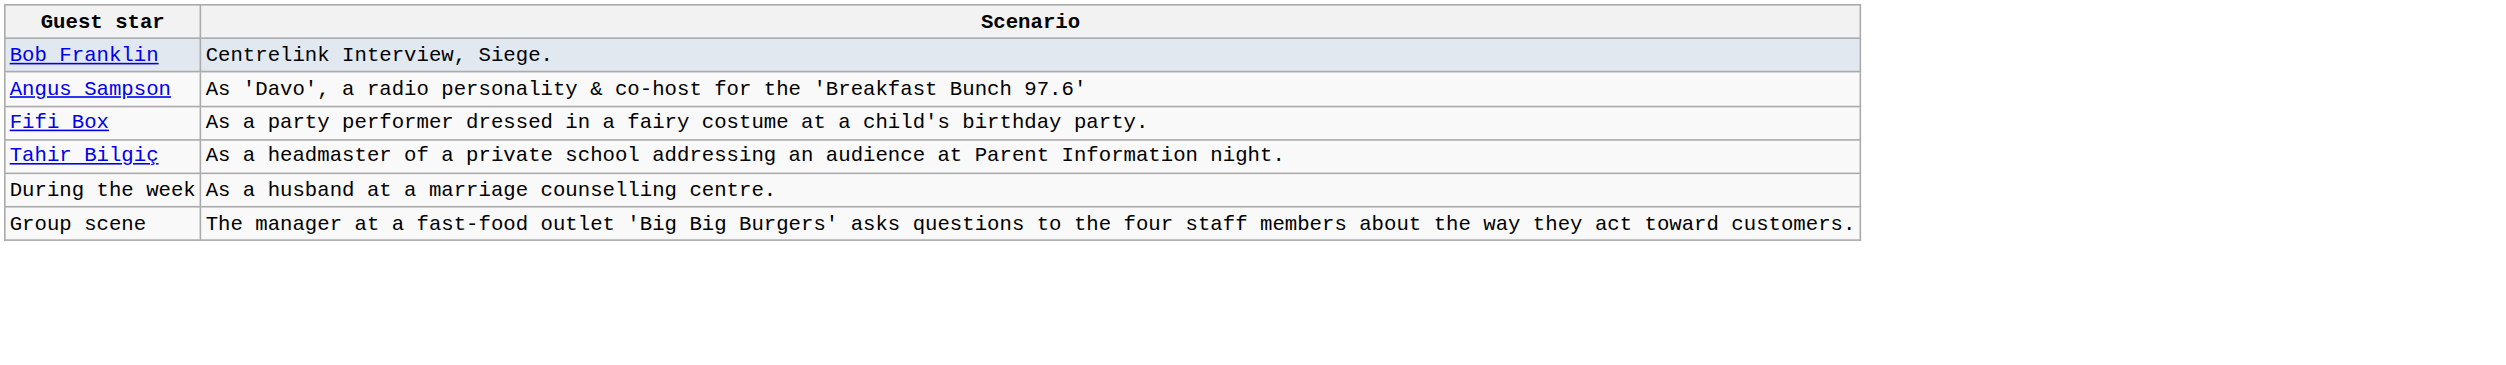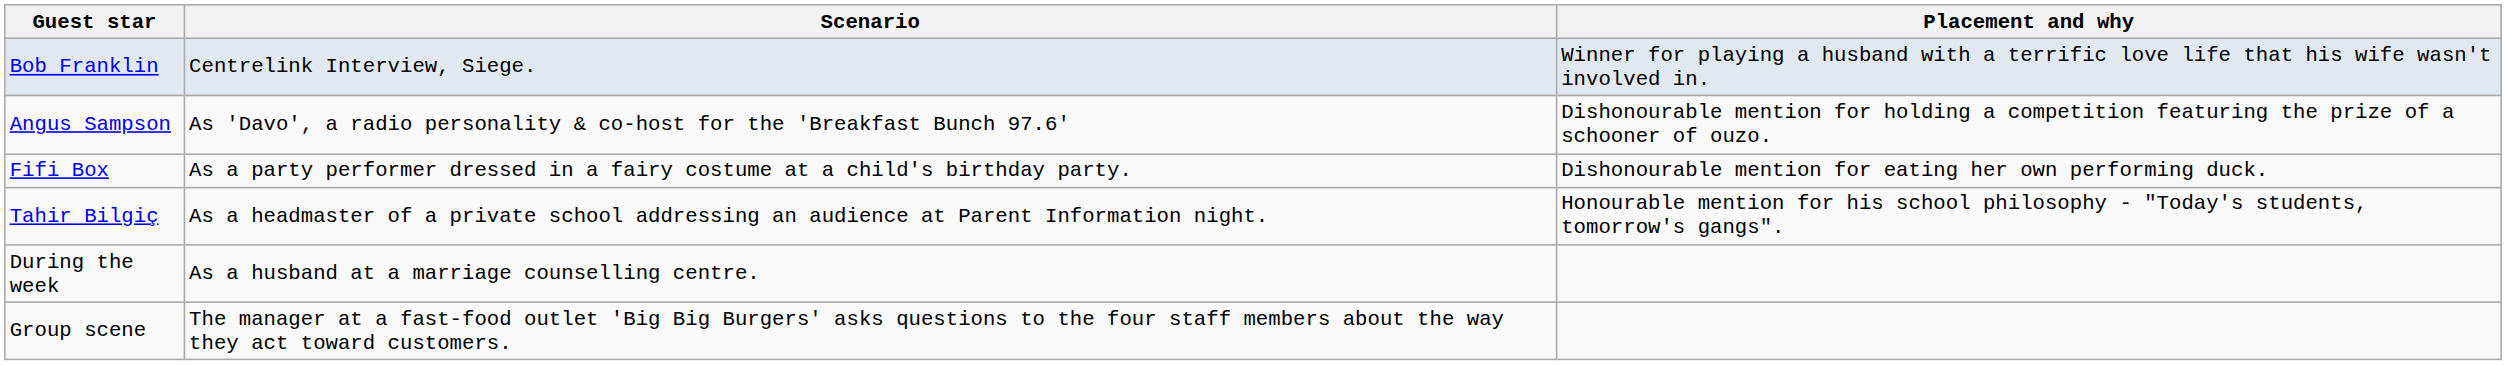+ column: (2029, 22)
